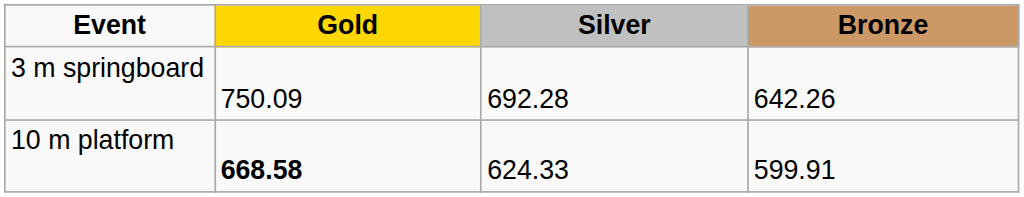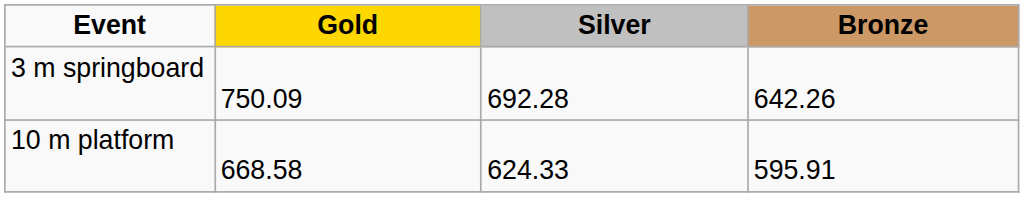(261, 170) bold -> (261, 170) normal
(795, 170) 599.91 -> (795, 170) 595.91
